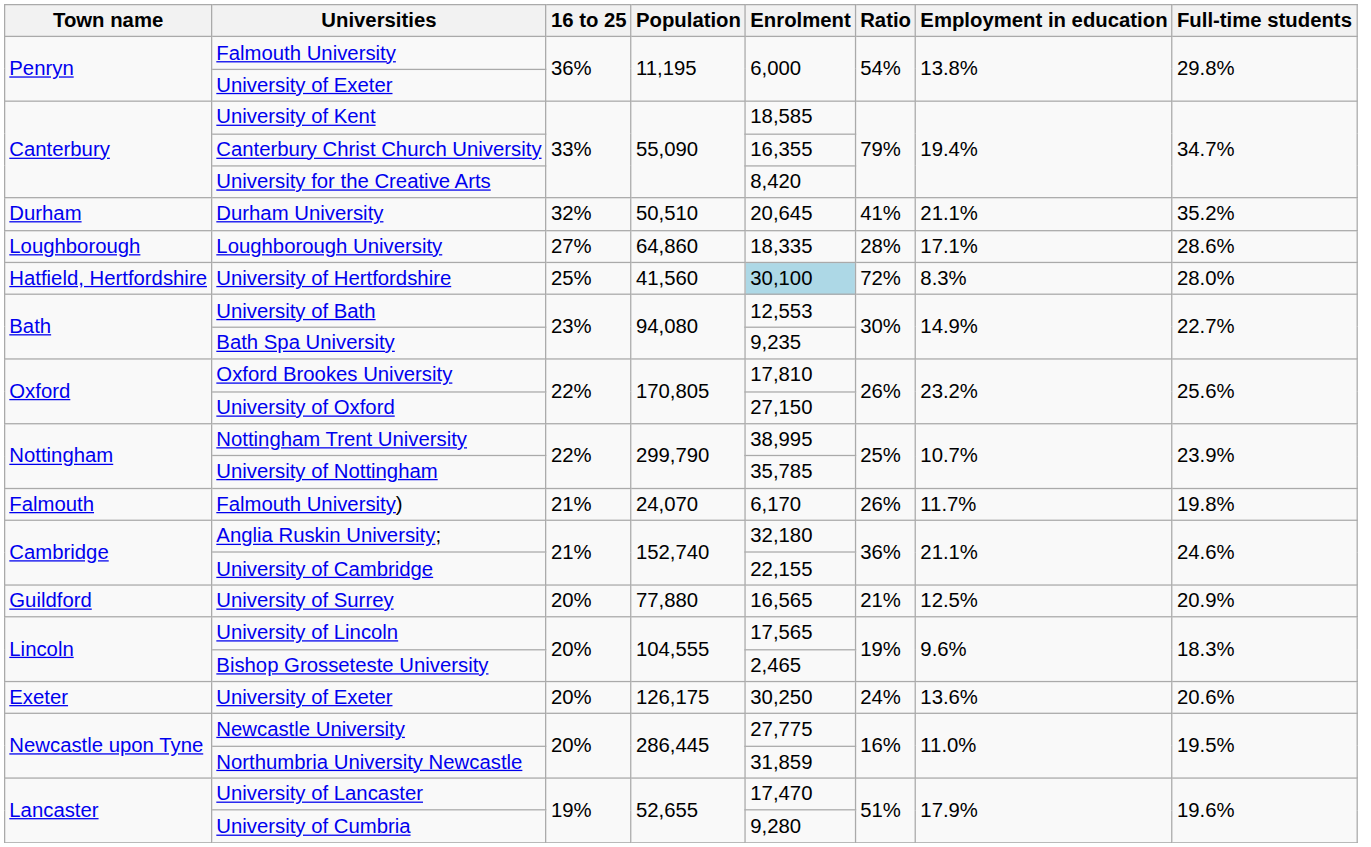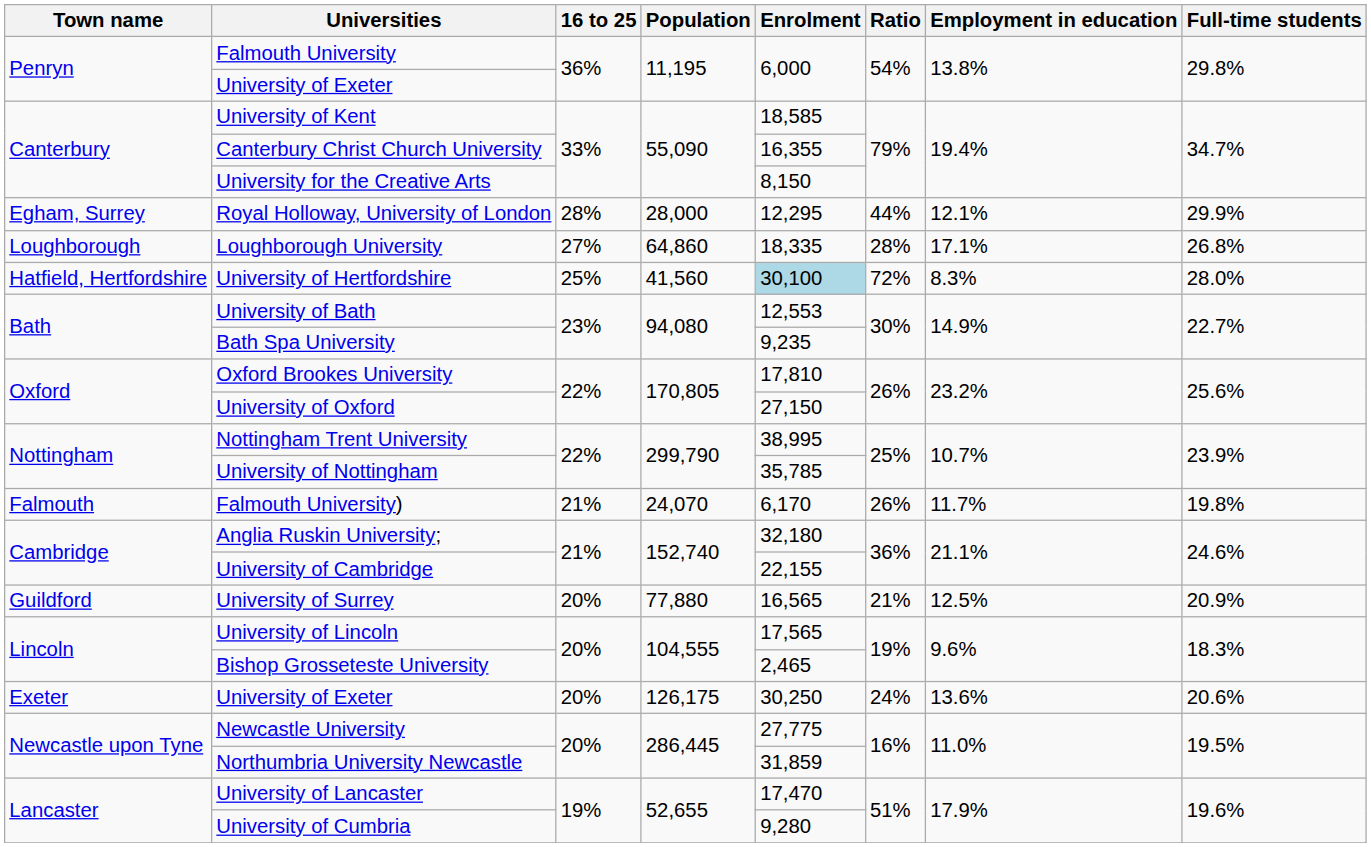(776, 181) 8,420 -> (786, 181) 8,150
- row: (45, 213)
+ row: (77, 213)
(1206, 246) 28.6% -> (1216, 246) 26.8%
